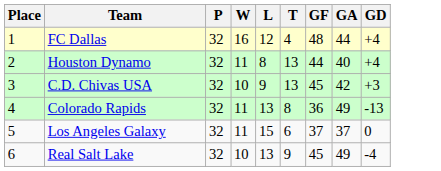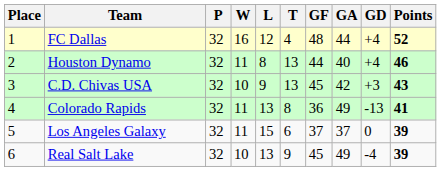+ column: (413, 16)
